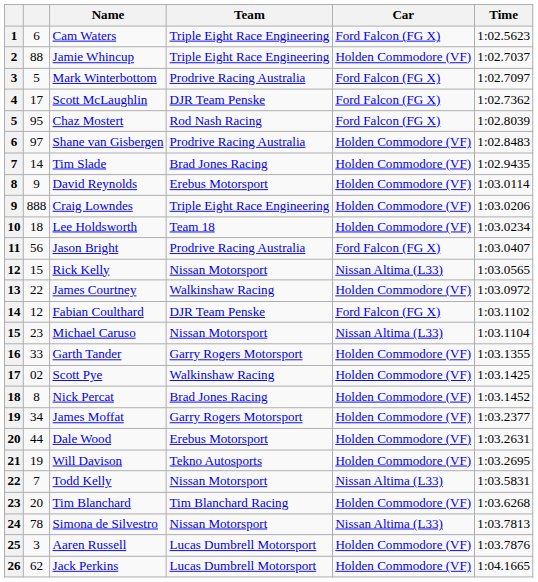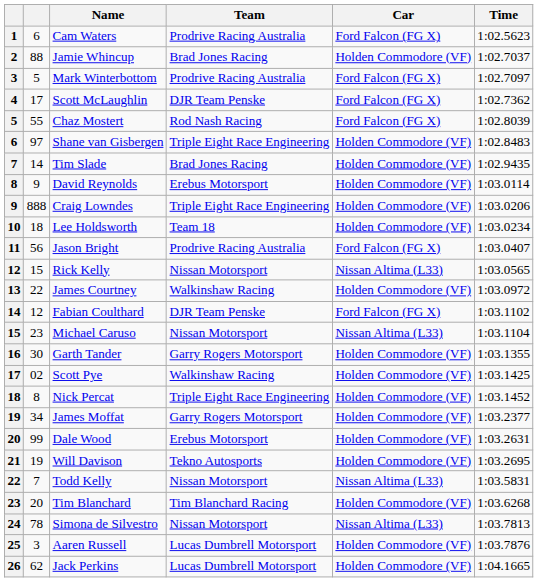(249, 36) Triple Eight Race Engineering -> (237, 36) Prodrive Racing Australia
(249, 57) Triple Eight Race Engineering -> (219, 57) Brad Jones Racing
(37, 121) 95 -> (37, 121) 55
(237, 142) Prodrive Racing Australia -> (249, 142) Triple Eight Race Engineering
(37, 354) 33 -> (37, 354) 30
(219, 396) Brad Jones Racing -> (249, 396) Triple Eight Race Engineering
(37, 439) 44 -> (37, 439) 99
